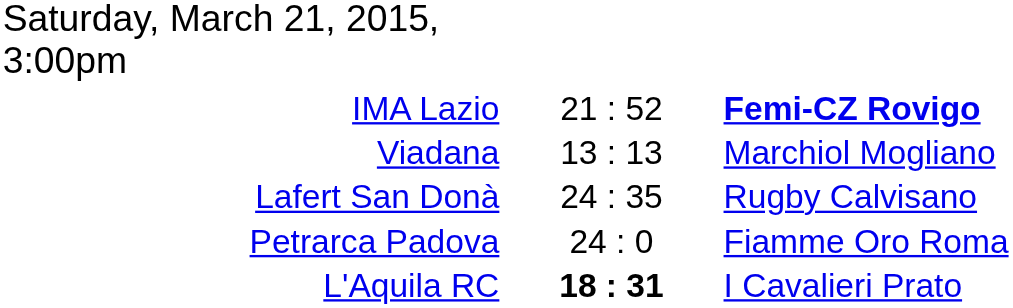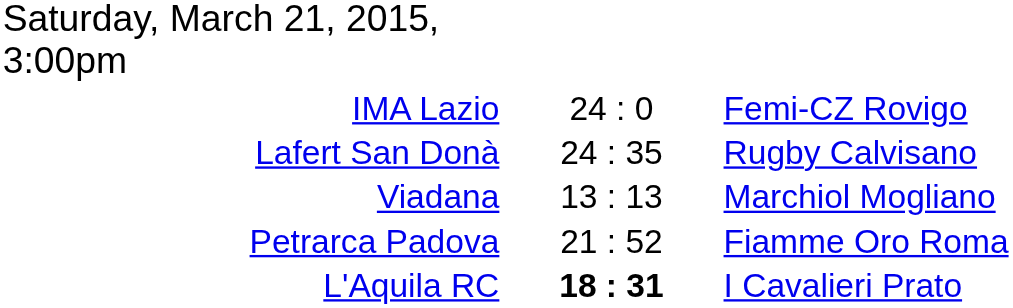(611, 108) 21 : 52 -> (611, 108) 24 : 0
(852, 108) bold -> (846, 108) normal
rows swapped: (377, 197) <-> (438, 152)
(611, 241) 24 : 0 -> (611, 241) 21 : 52
